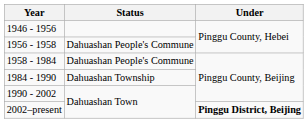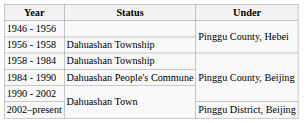(130, 45) Dahuashan People's Commune -> (111, 45) Dahuashan Township
(130, 61) Dahuashan People's Commune -> (111, 61) Dahuashan Township
(111, 77) Dahuashan Township -> (130, 77) Dahuashan People's Commune
(250, 110) bold -> (247, 110) normal
